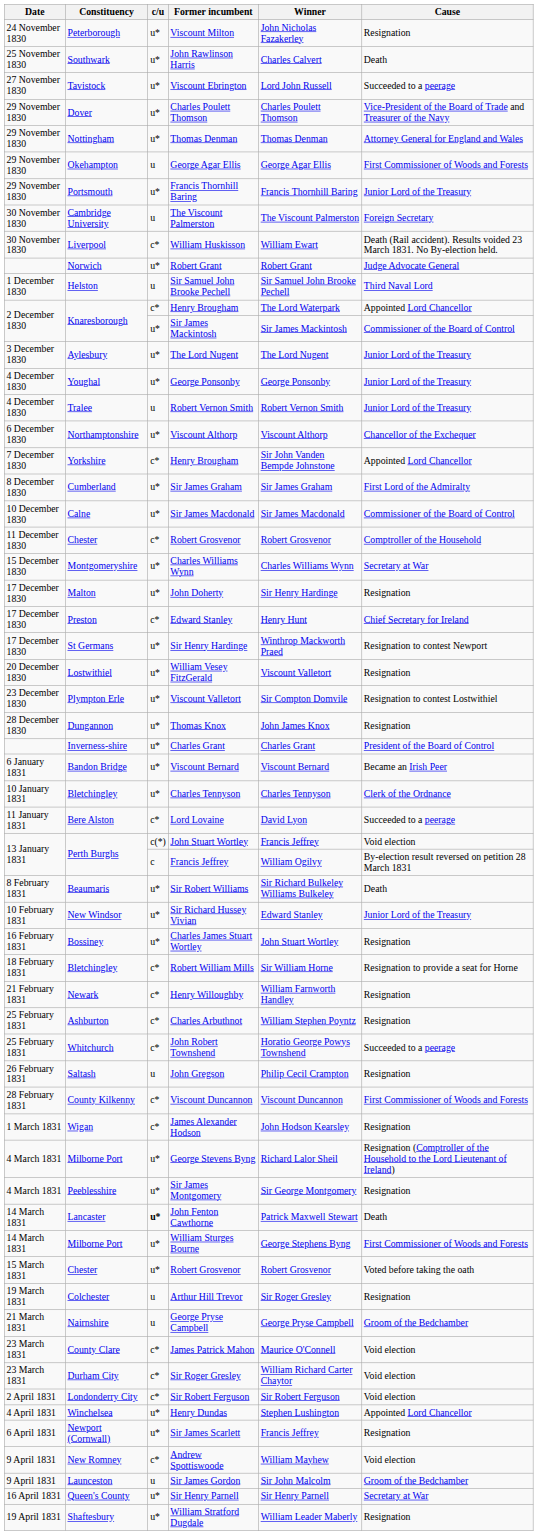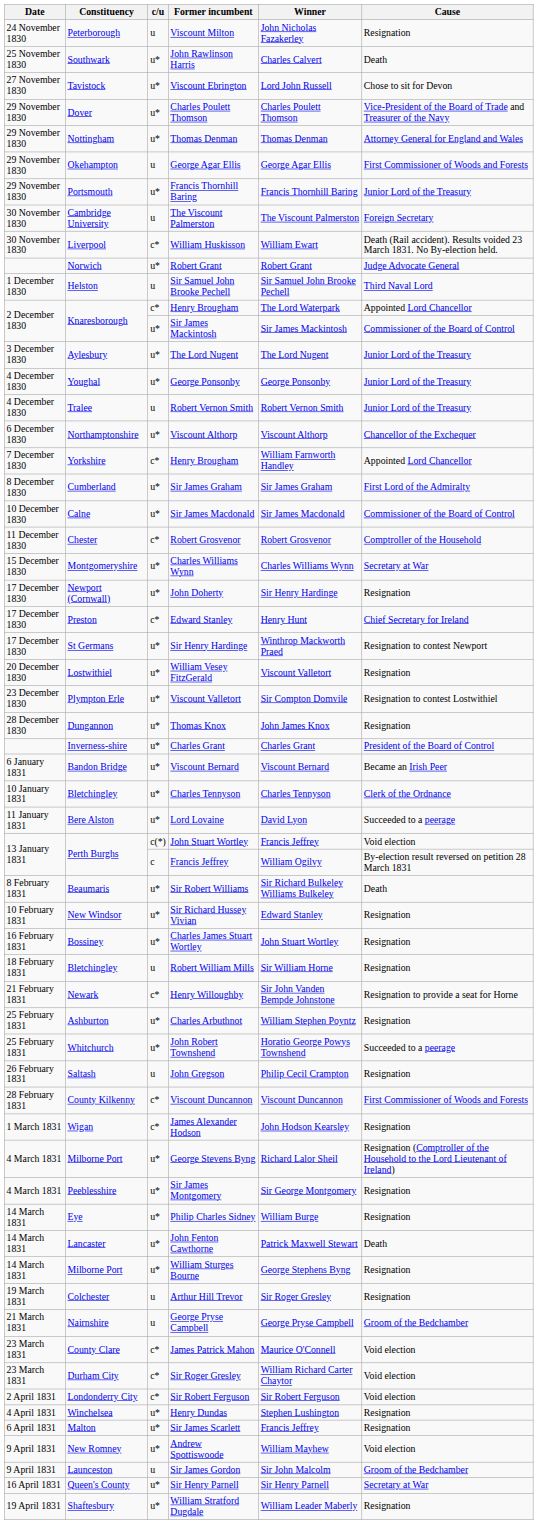(155, 33) u* -> (153, 33) u
(409, 86) Succeeded to a peerage -> (408, 86) Chose to sit for Devon
(298, 461) Sir John Vanden Bempde Johnstone -> (298, 461) William Farnworth Handley
(82, 593) Malton -> (89, 593) Newport (Cornwall)
(155, 820) c* -> (155, 820) u*
(417, 915) Junior Lord of the Treasury -> (387, 915) Resignation
(155, 968) c* -> (153, 968) u
(441, 968) Resignation to provide a seat for Horne -> (387, 968) Resignation
(298, 994) William Farnworth Handley -> (298, 994) Sir John Vanden Bempde Johnstone
(387, 994) Resignation -> (441, 994) Resignation to provide a seat for Horne
(155, 1021) c* -> (155, 1021) u*
(155, 1047) c* -> (155, 1047) u*
+ row: (25, 1217)
(155, 1217) bold -> (155, 1243) normal
(446, 1243) First Commissioner of Woods and Forests -> (387, 1270) Resignation
- row: (25, 1270)
(418, 1412) Appointed Lord Chancellor -> (387, 1412) Resignation
(89, 1433) Newport (Cornwall) -> (82, 1428) Malton
(155, 1459) c* -> (155, 1449) u*
